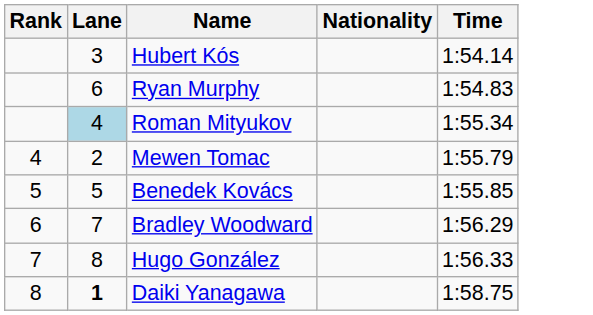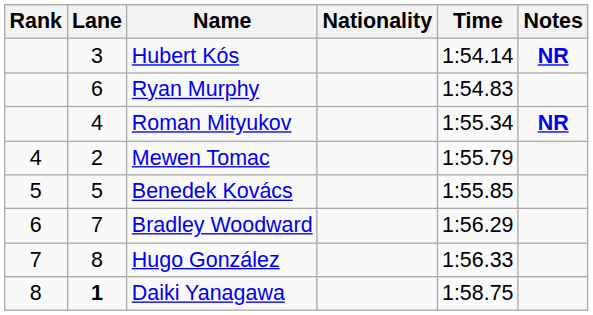+ column: (553, 21)
(97, 123) lightblue background -> (97, 123) no background
